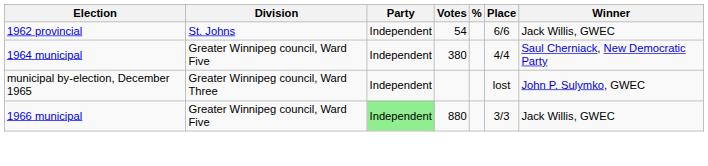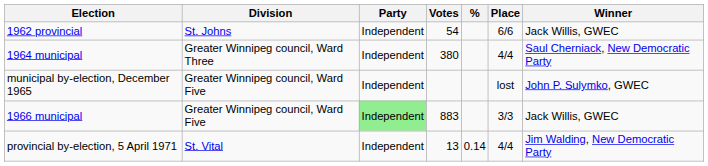(268, 55) Greater Winnipeg council, Ward Five -> (264, 55) Greater Winnipeg council, Ward Three
(268, 85) Greater Winnipeg council, Ward Three -> (264, 85) Greater Winnipeg council, Ward Five
(457, 115) 880 -> (449, 115) 883
+ row: (92, 146)
